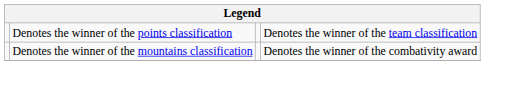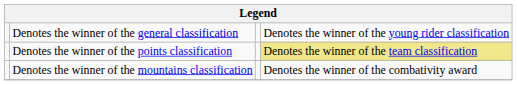+ row: (125, 32)
(370, 32) no background -> (370, 51) khaki background
